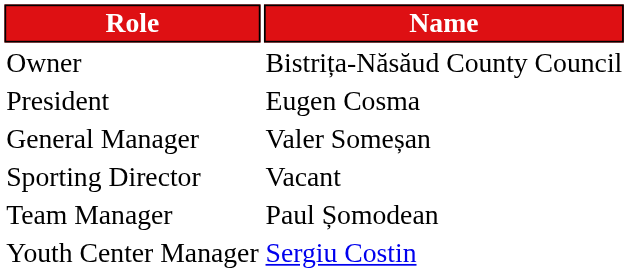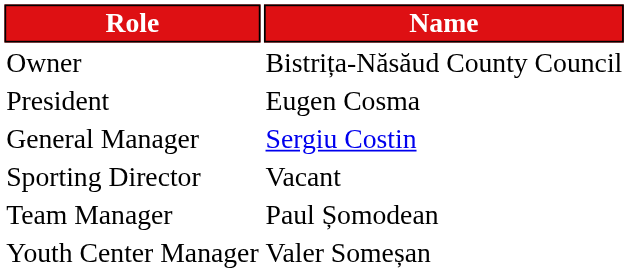(348, 139) Valer Someșan -> (341, 139) Sergiu Costin
(341, 253) Sergiu Costin -> (348, 253) Valer Someșan
